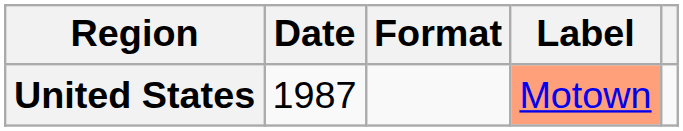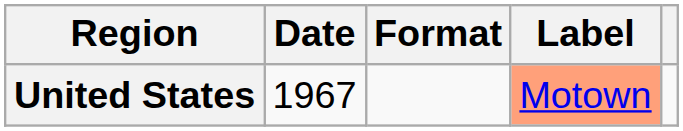(315, 94) 1987 -> (315, 94) 1967
